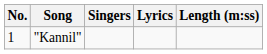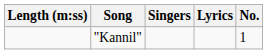columns swapped: (18, 15) <-> (219, 15)
